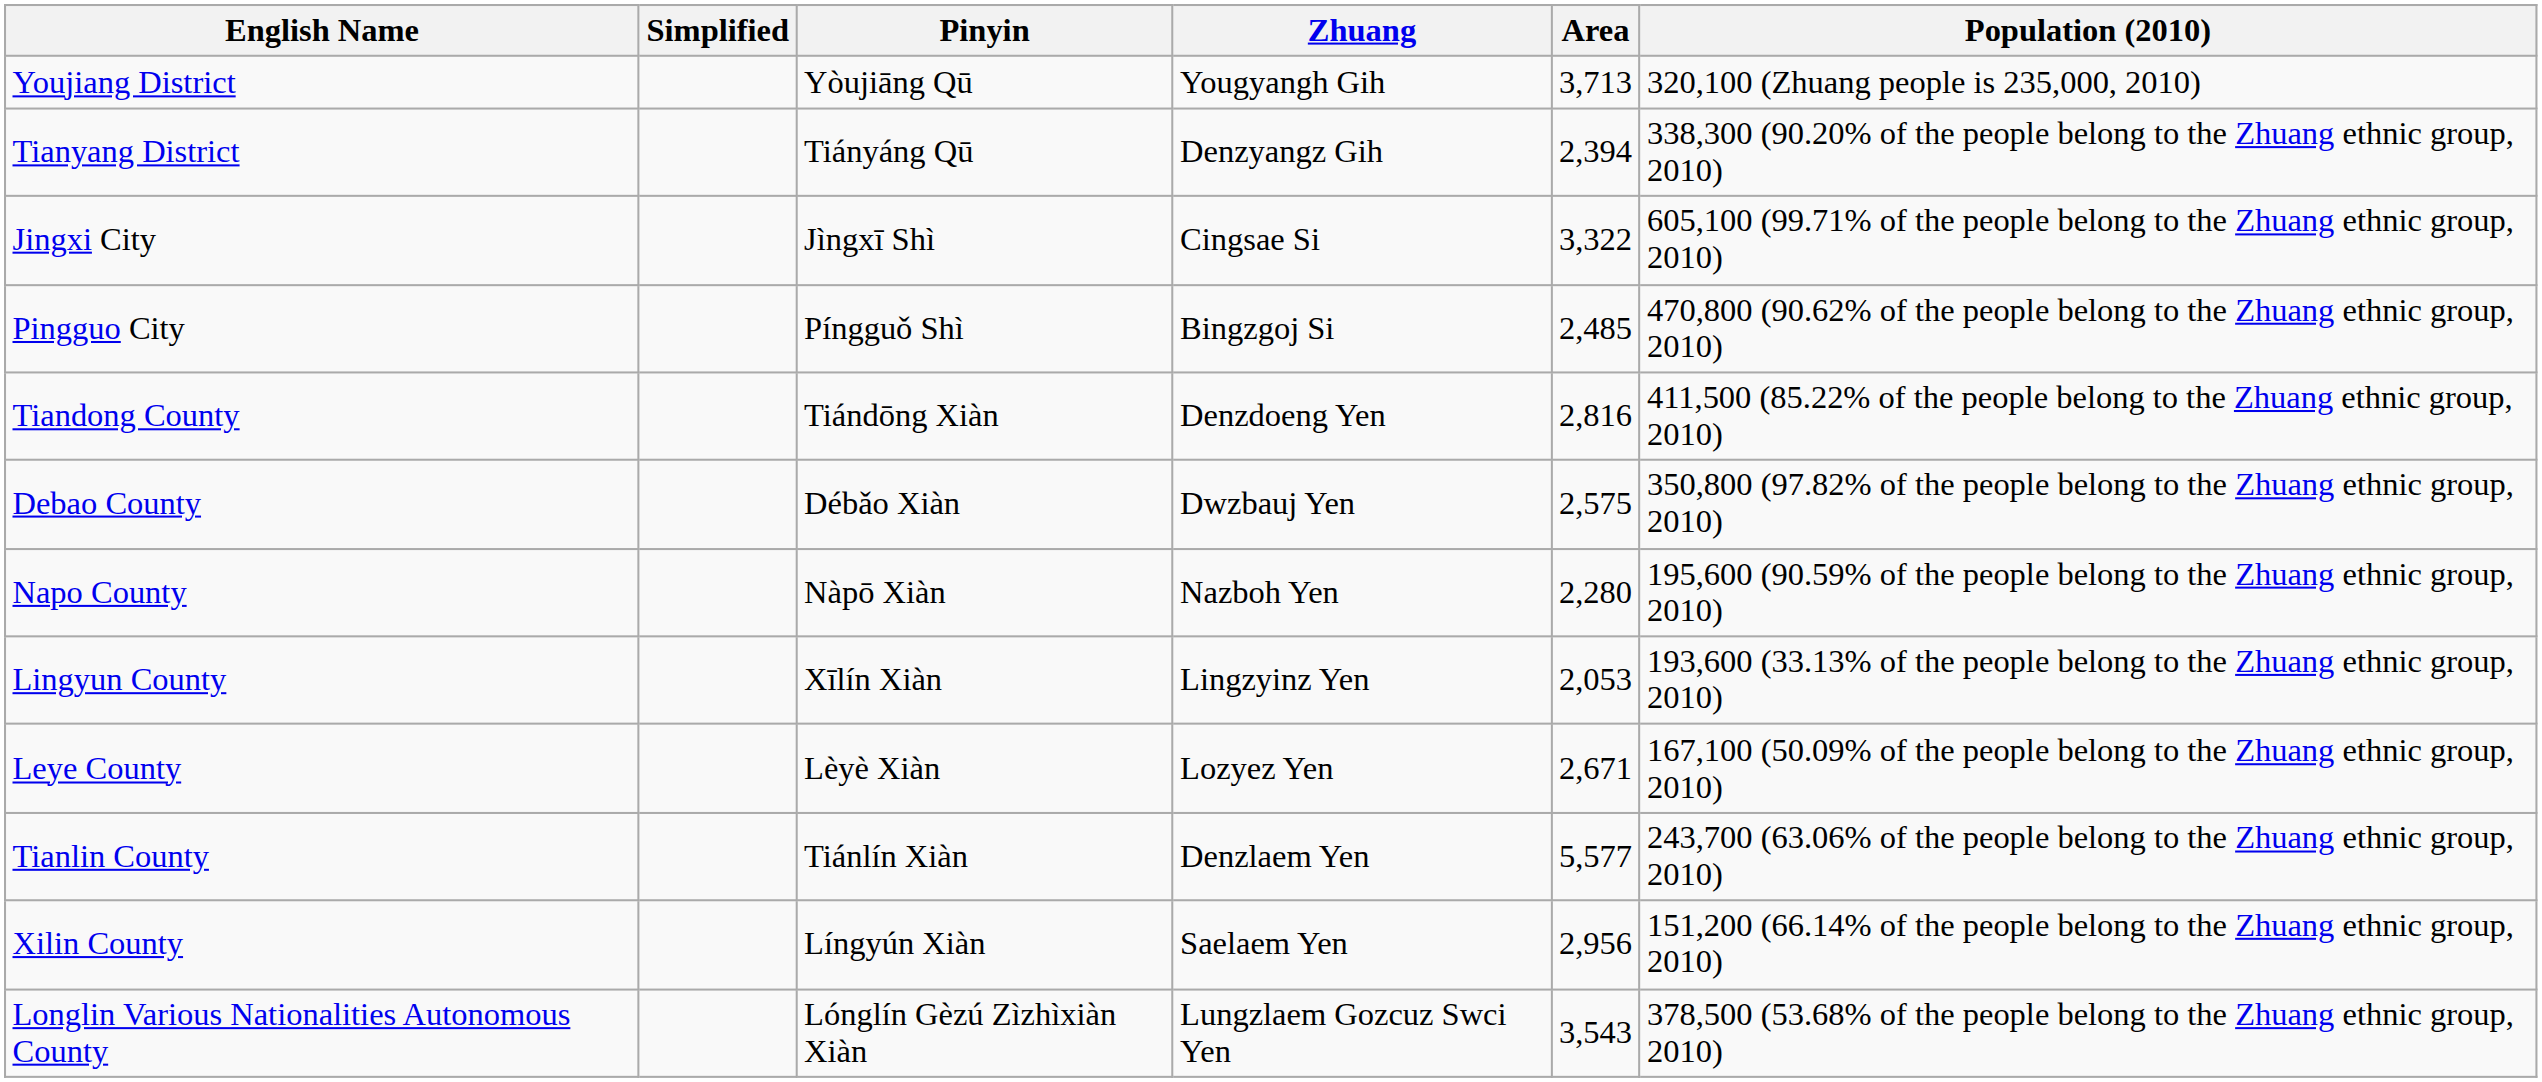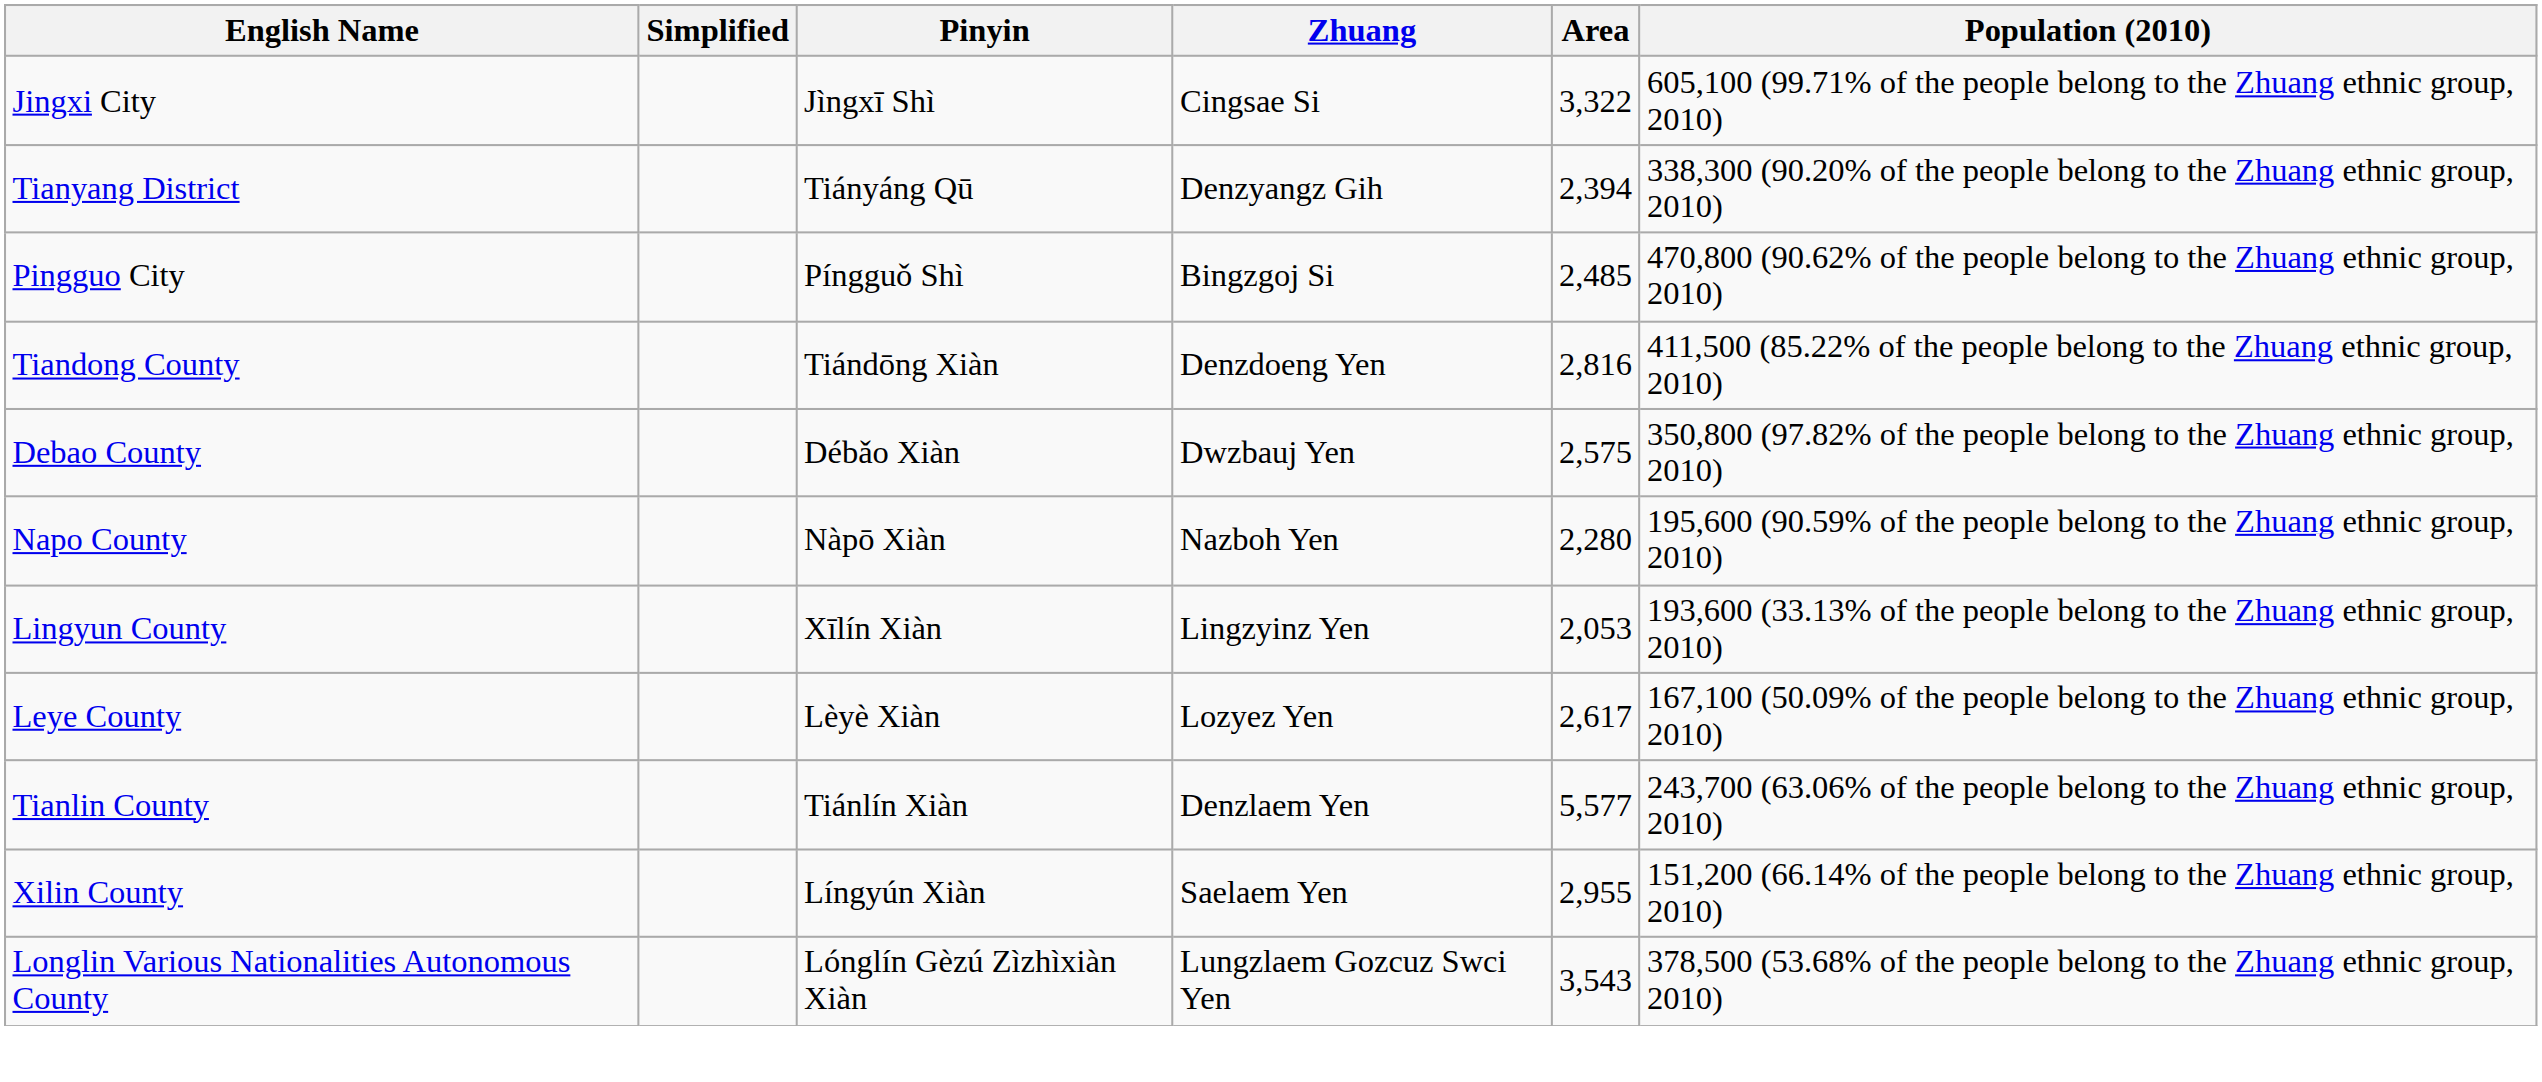- row: (124, 81)
rows swapped: (126, 151) <-> (84, 239)
(1595, 767) 2,671 -> (1595, 716) 2,617
(1595, 944) 2,956 -> (1595, 892) 2,955
